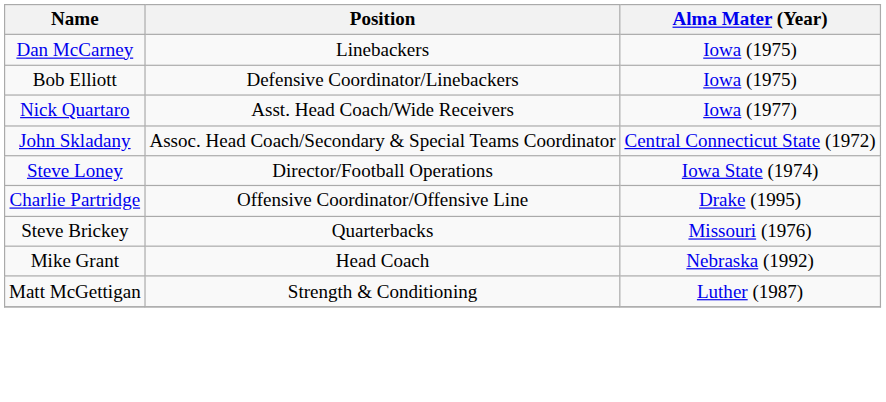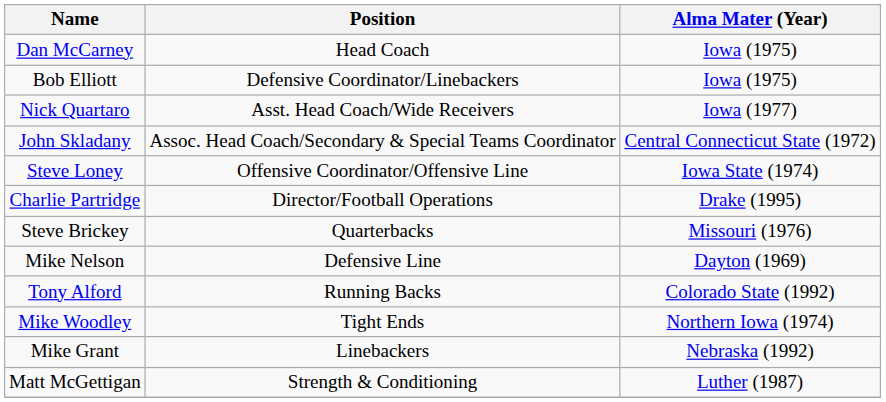(383, 49) Linebackers -> (383, 49) Head Coach
(383, 170) Director/Football Operations -> (383, 170) Offensive Coordinator/Offensive Line
(383, 200) Offensive Coordinator/Offensive Line -> (383, 200) Director/Football Operations
+ row: (75, 261)
+ row: (75, 291)
+ row: (75, 321)
(383, 261) Head Coach -> (383, 351) Linebackers
